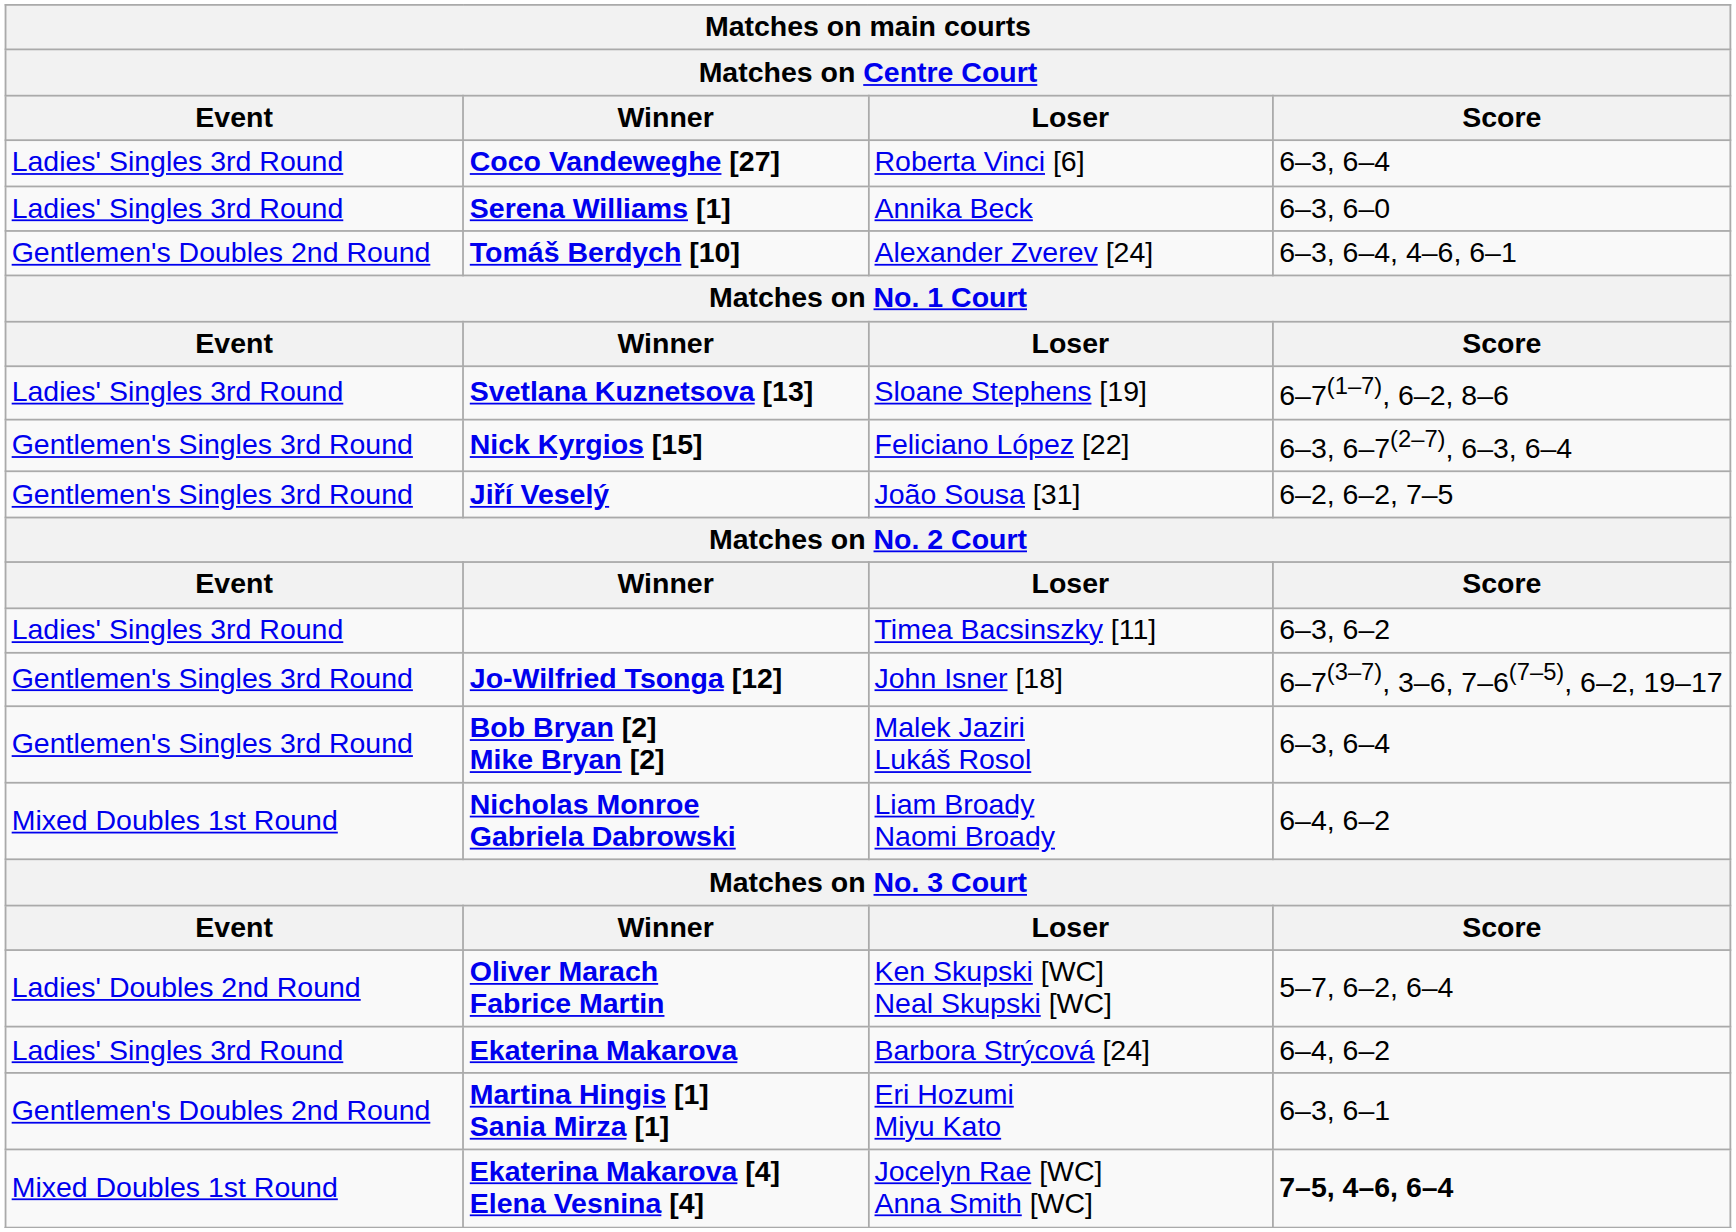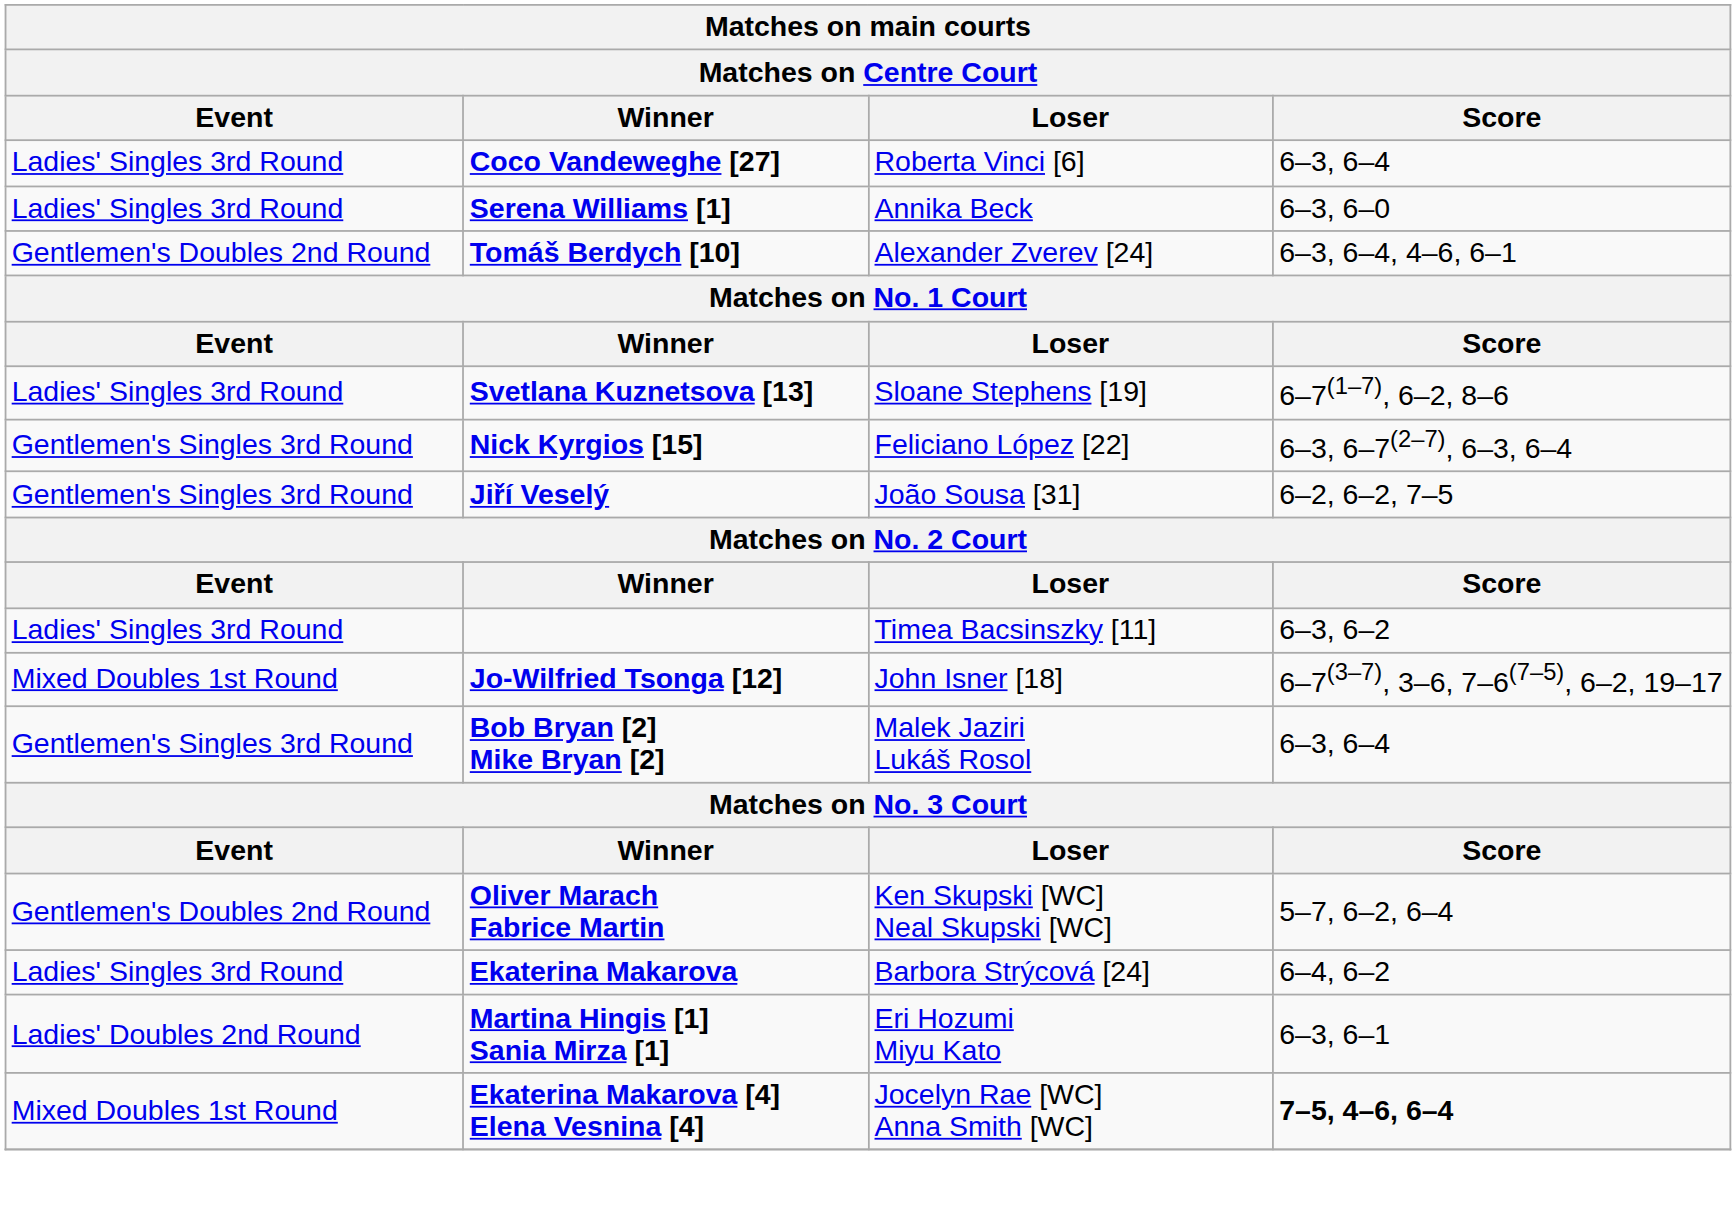(212, 678) Gentlemen's Singles 3rd Round -> (175, 678) Mixed Doubles 1st Round
- row: (603, 820)
(186, 988) Ladies' Doubles 2nd Round -> (221, 911) Gentlemen's Doubles 2nd Round
(221, 1110) Gentlemen's Doubles 2nd Round -> (186, 1033) Ladies' Doubles 2nd Round
